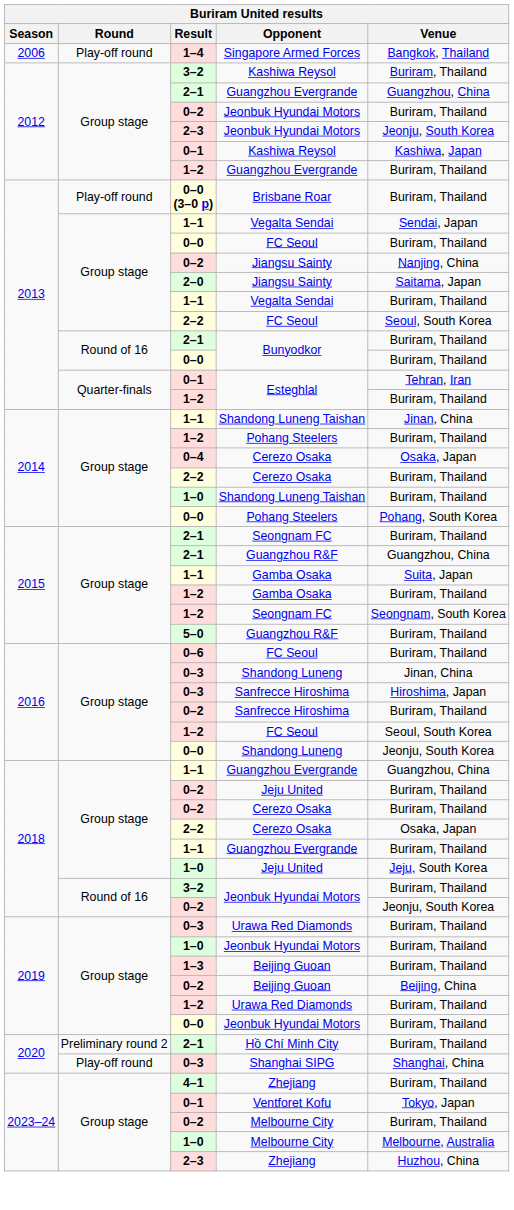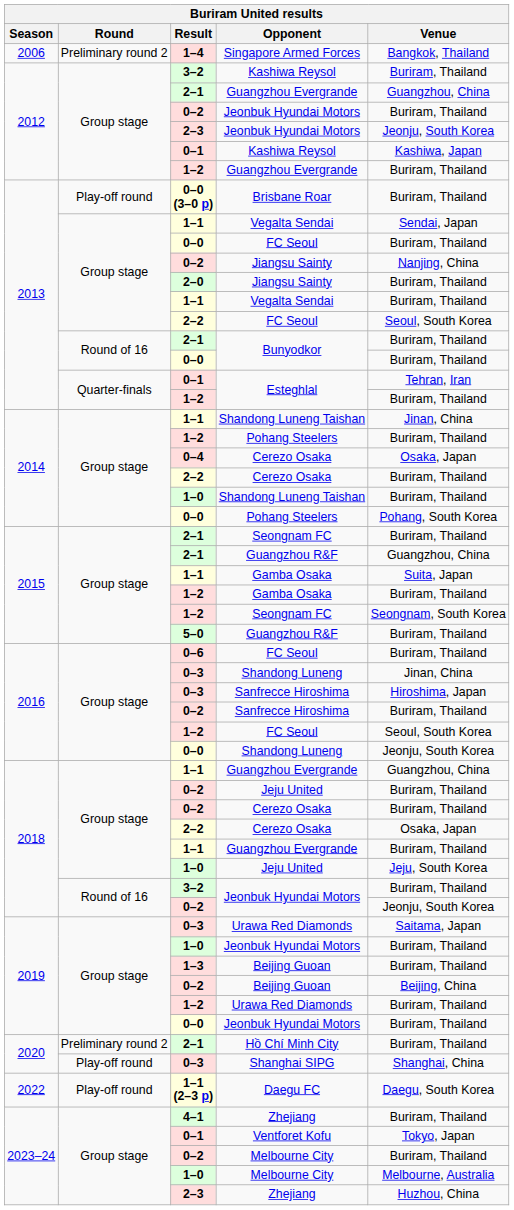(114, 53) Play-off round -> (114, 53) Preliminary round 2
(438, 282) Saitama, Japan -> (438, 282) Buriram, Thailand
(438, 926) Buriram, Thailand -> (438, 926) Saitama, Japan
+ row: (193, 1090)
